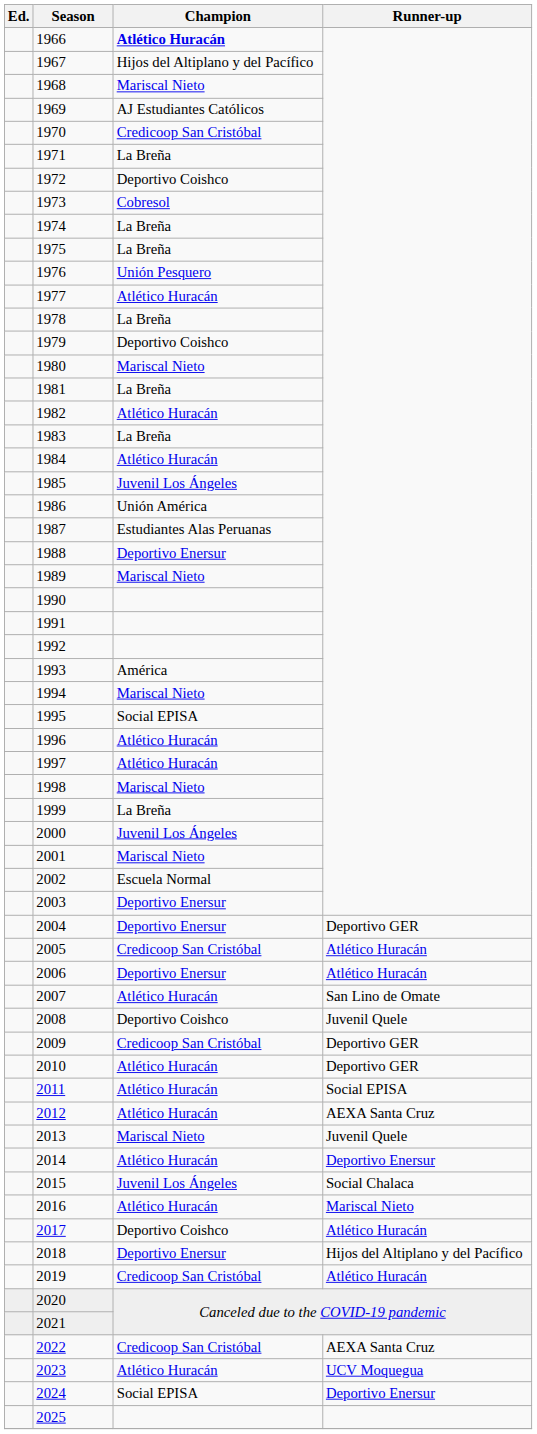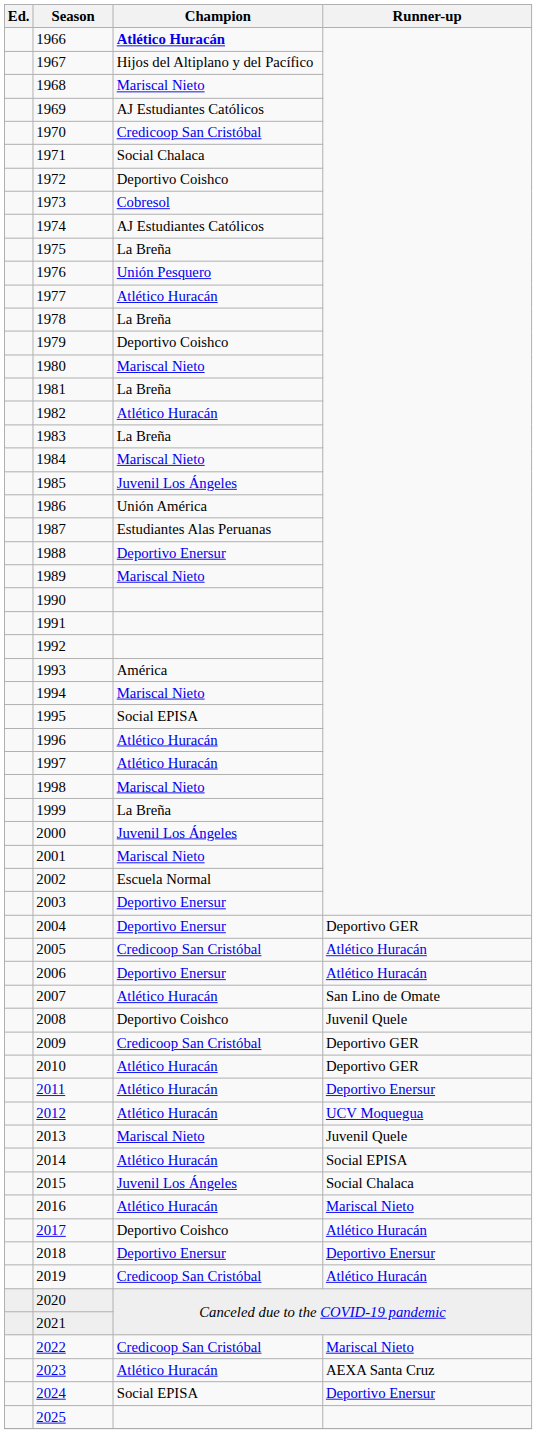(144, 156) La Breña -> (161, 156) Social Chalaca
(144, 226) La Breña -> (190, 226) AJ Estudiantes Católicos
(167, 459) Atlético Huracán -> (161, 459) Mariscal Nieto
(367, 1090) Social EPISA -> (380, 1090) Deportivo Enersur
(380, 1113) AEXA Santa Cruz -> (375, 1113) UCV Moquegua
(380, 1160) Deportivo Enersur -> (367, 1160) Social EPISA
(424, 1253) Hijos del Altiplano y del Pacífico -> (380, 1253) Deportivo Enersur
(380, 1346) AEXA Santa Cruz -> (370, 1346) Mariscal Nieto
(375, 1370) UCV Moquegua -> (380, 1370) AEXA Santa Cruz
